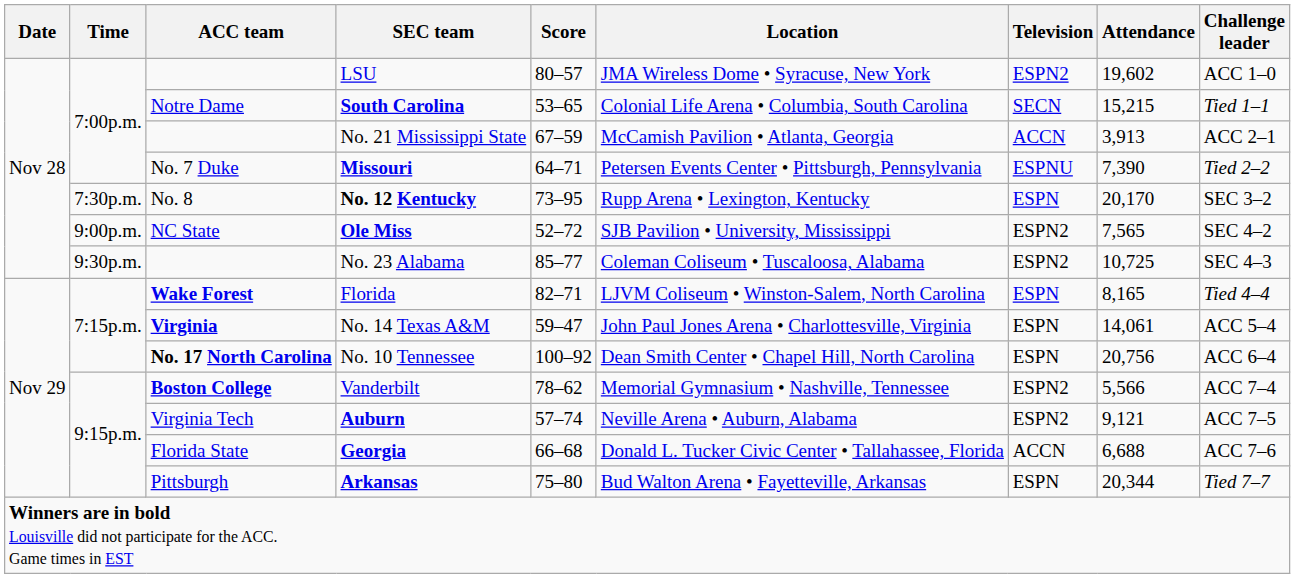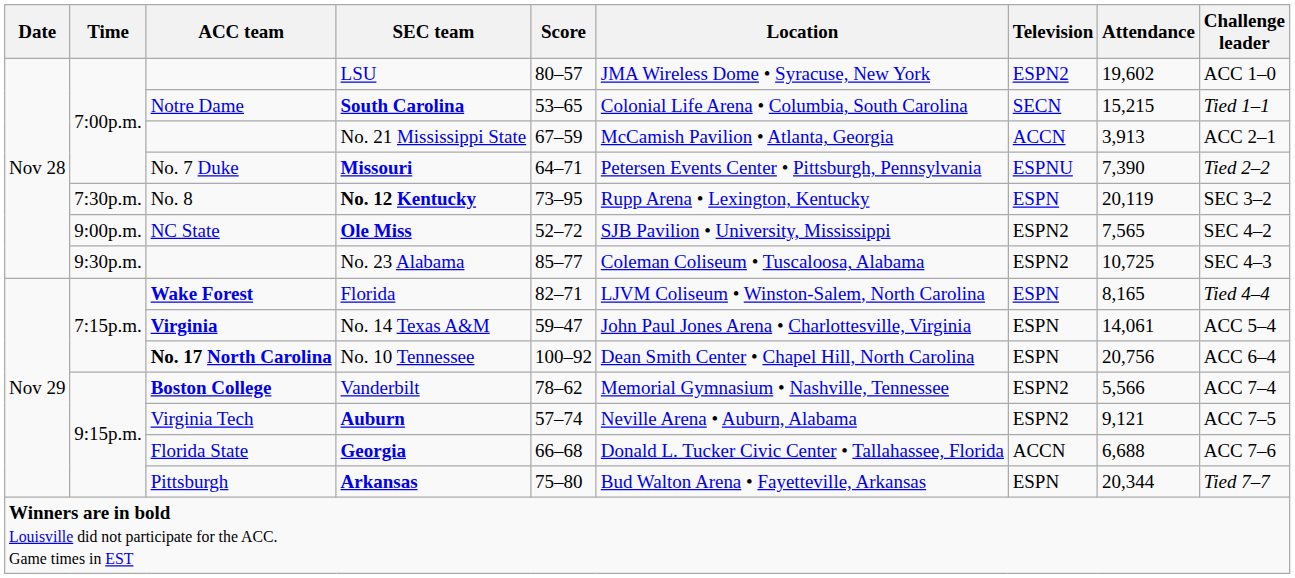(1128, 199) 20,170 -> (1128, 199) 20,119
